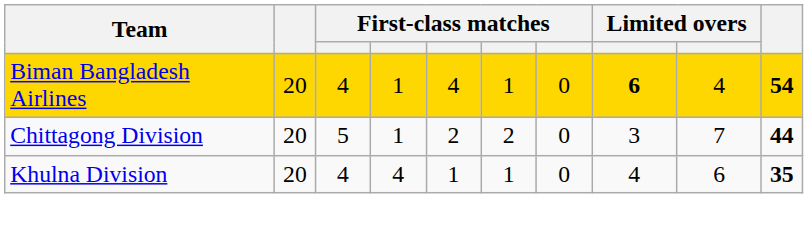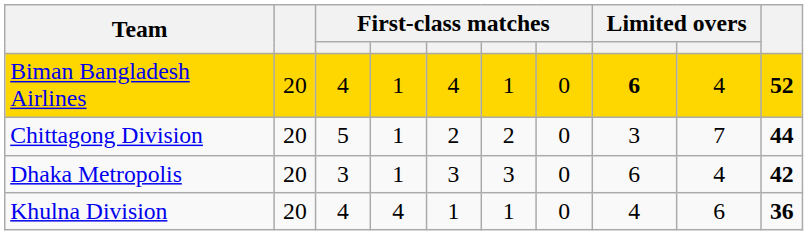(782, 85) 54 -> (782, 85) 52
+ row: (96, 173)
(782, 173) 35 -> (782, 211) 36
